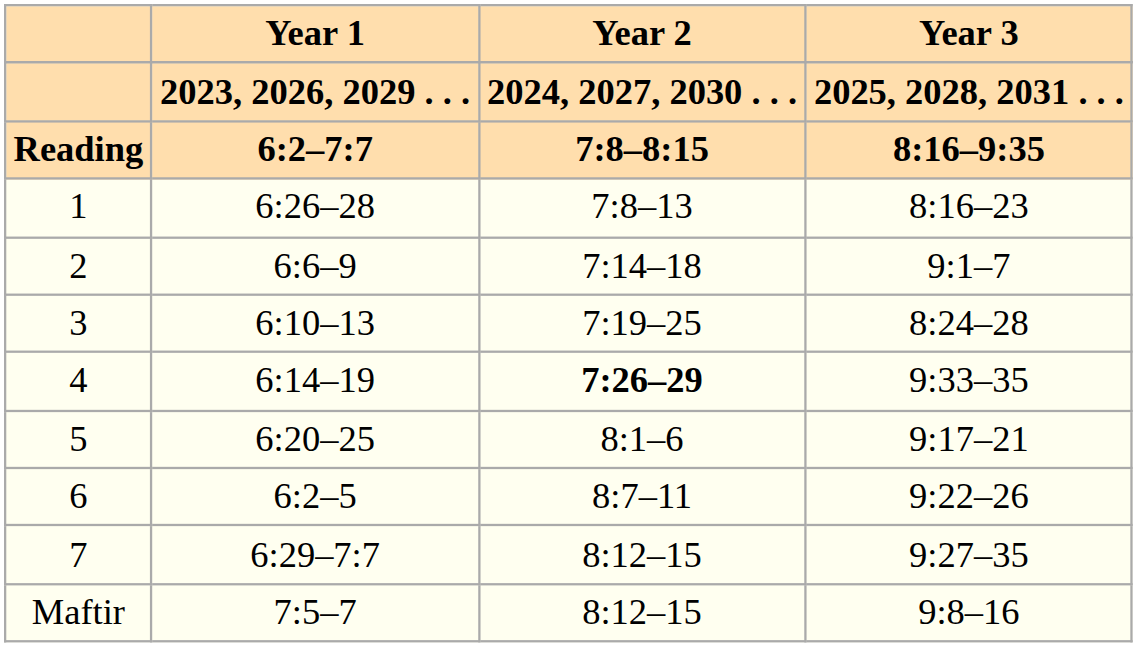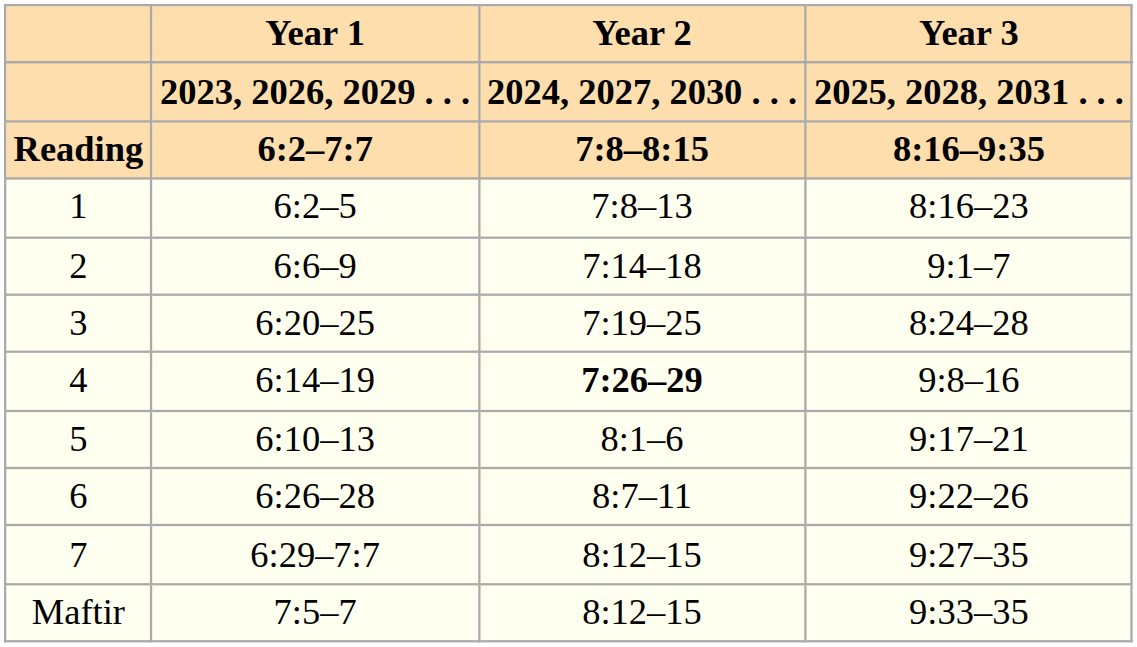(315, 206) 6:26–28 -> (315, 206) 6:2–5
(315, 322) 6:10–13 -> (315, 322) 6:20–25
(969, 380) 9:33–35 -> (969, 380) 9:8–16
(315, 438) 6:20–25 -> (315, 438) 6:10–13
(315, 496) 6:2–5 -> (315, 496) 6:26–28
(969, 611) 9:8–16 -> (969, 611) 9:33–35
